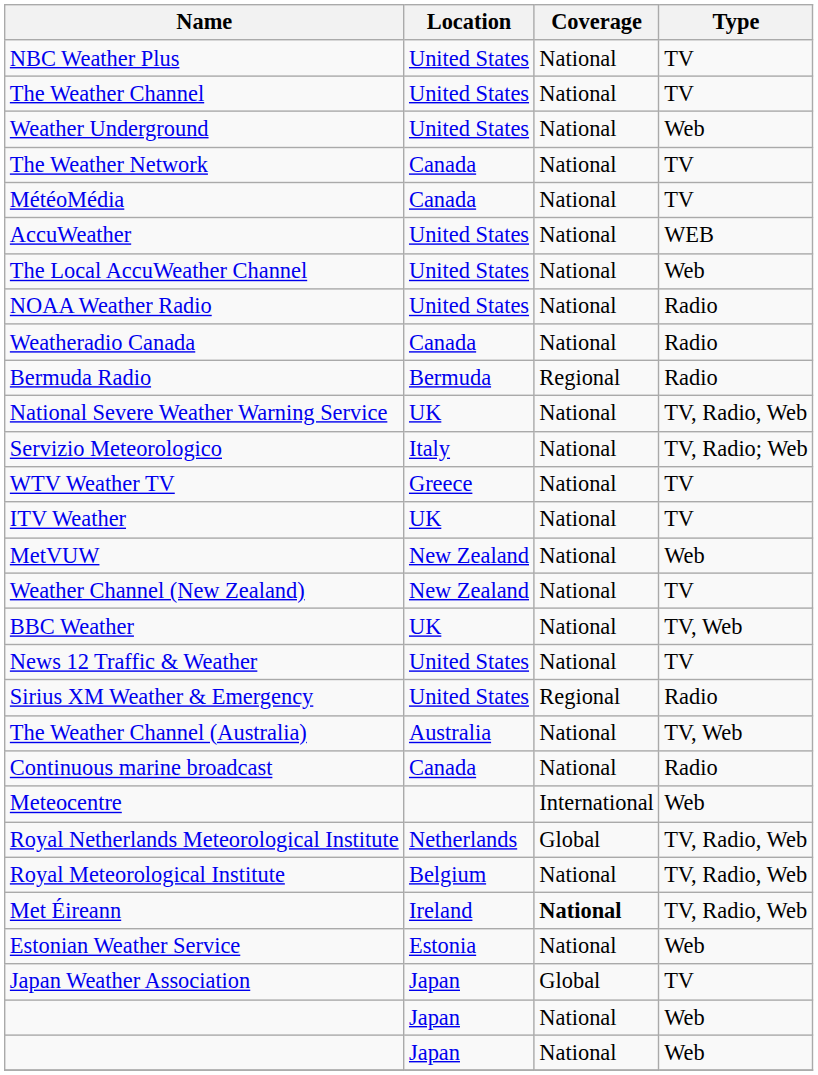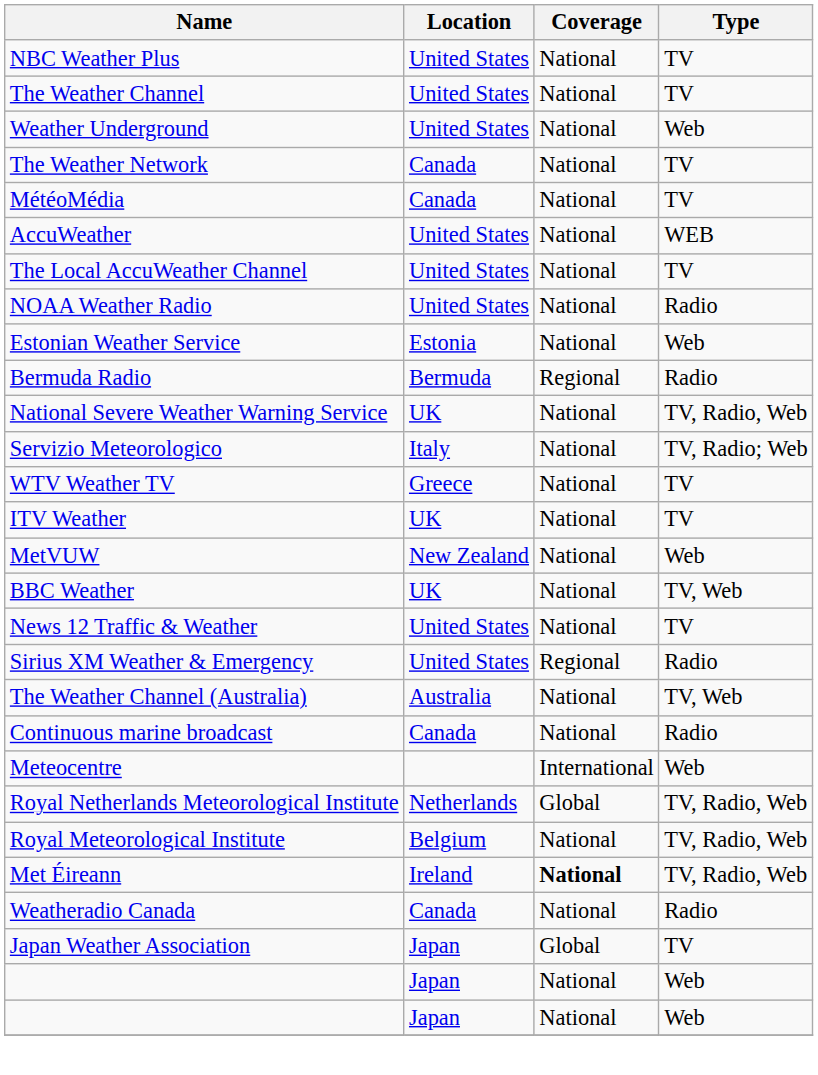(684, 270) Web -> (679, 270) TV
rows swapped: (103, 341) <-> (125, 945)
- row: (157, 590)
